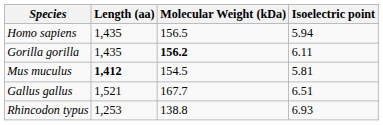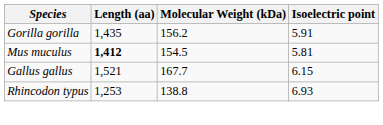- row: (42, 33)
(174, 52) bold -> (174, 33) normal
(302, 52) 6.11 -> (302, 33) 5.91
(302, 91) 6.51 -> (302, 71) 6.15
